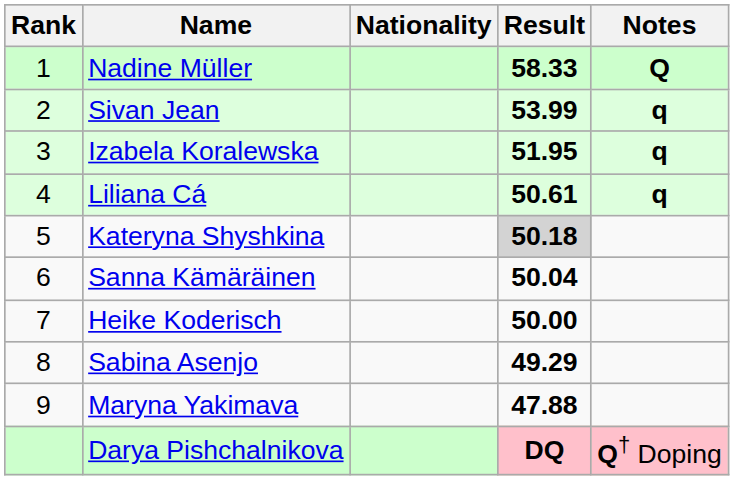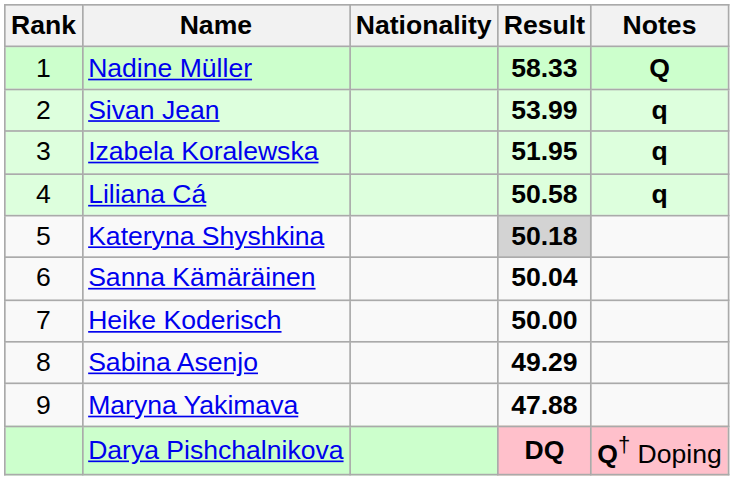(544, 194) 50.61 -> (544, 194) 50.58
